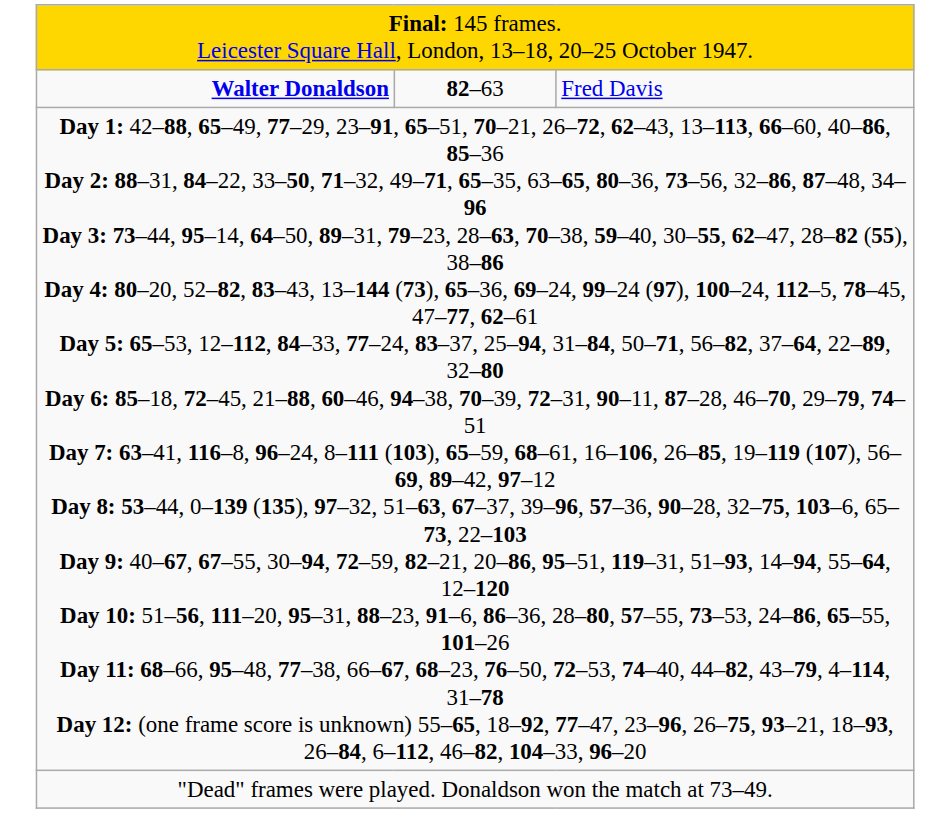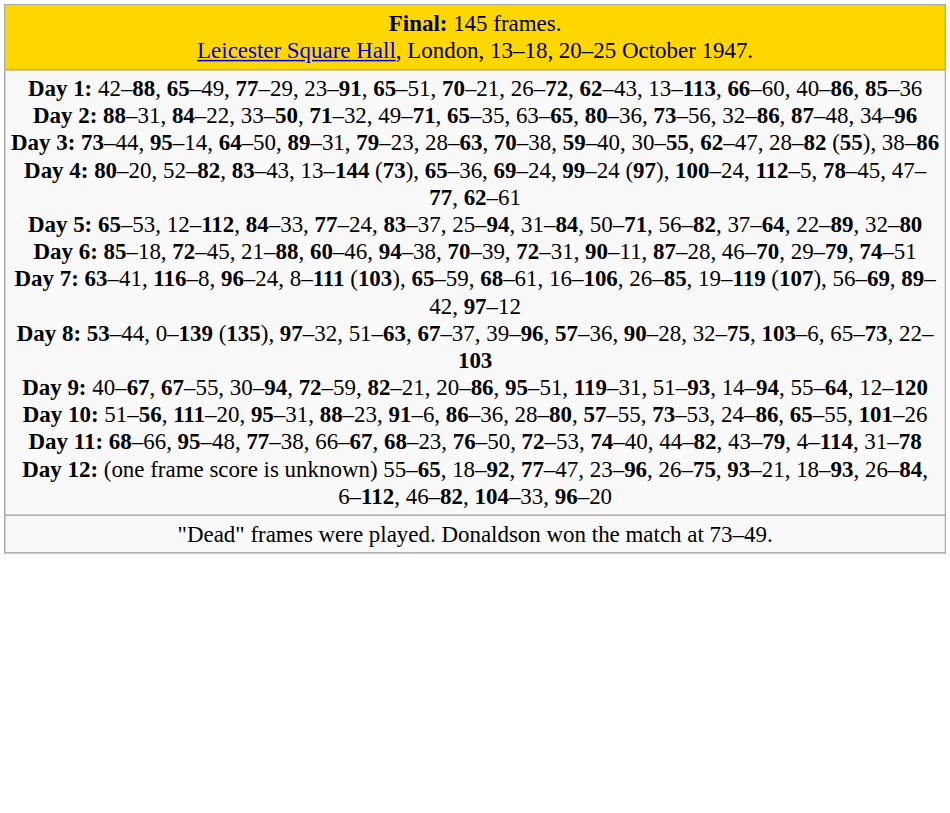- row: (300, 88)
